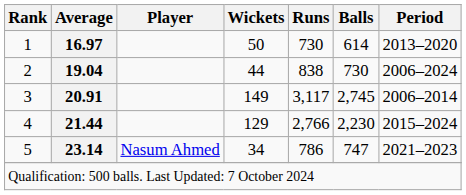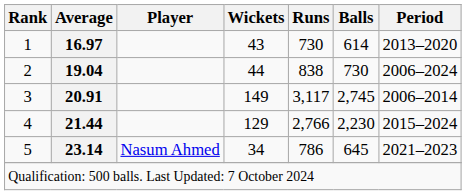(256, 44) 50 -> (256, 44) 43
(356, 149) 747 -> (356, 149) 645
